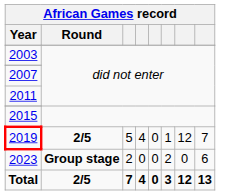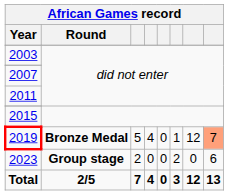(82, 138) 2/5 -> (87, 138) Bronze Medal
(205, 138) no background -> (213, 138) lightsalmon background
